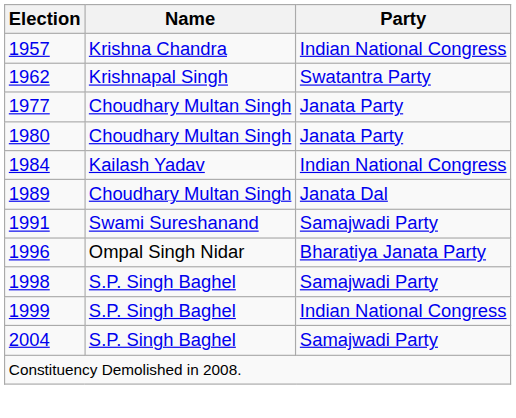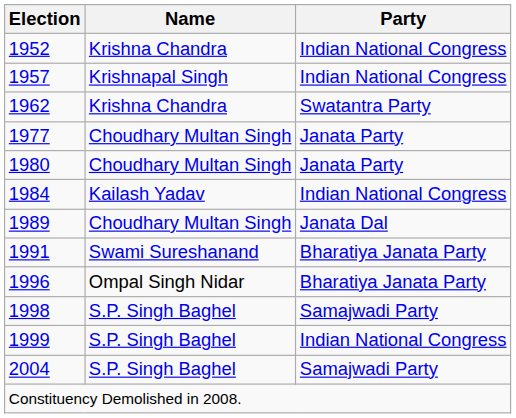+ row: (29, 48)
(158, 48) Krishna Chandra -> (158, 77) Krishnapal Singh
(158, 77) Krishnapal Singh -> (158, 106) Krishna Chandra
(369, 223) Samajwadi Party -> (393, 252) Bharatiya Janata Party
